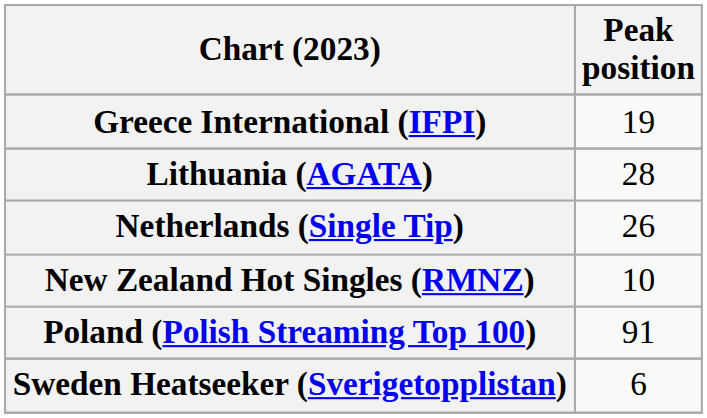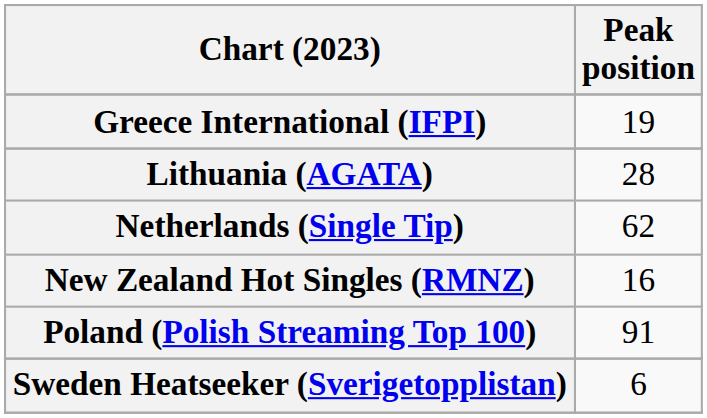(638, 226) 26 -> (638, 226) 62
(638, 279) 10 -> (638, 279) 16
